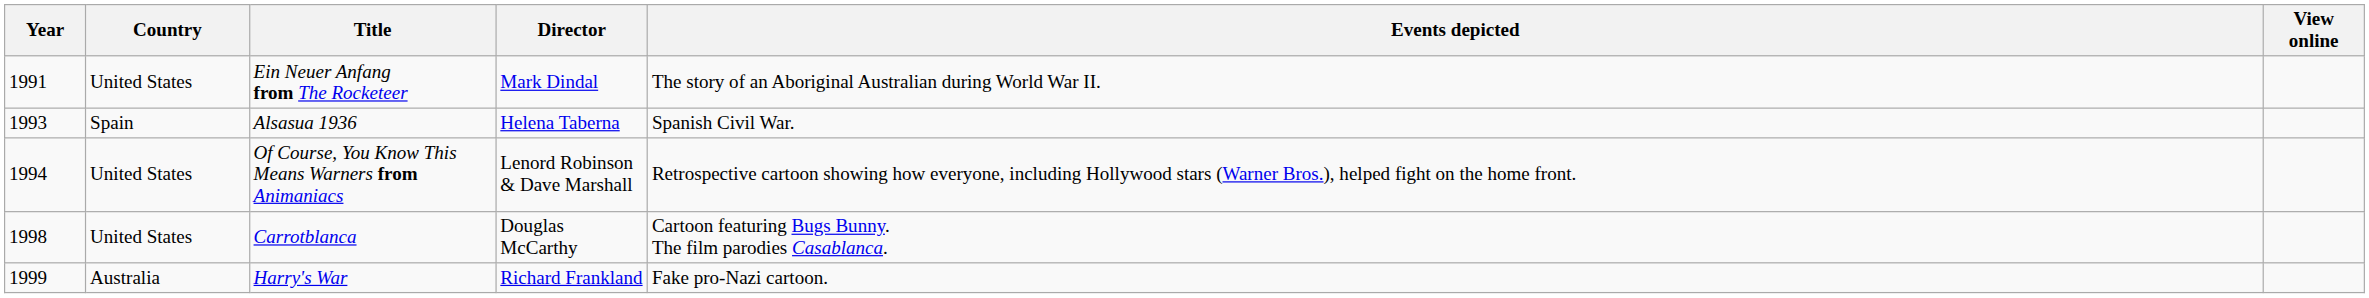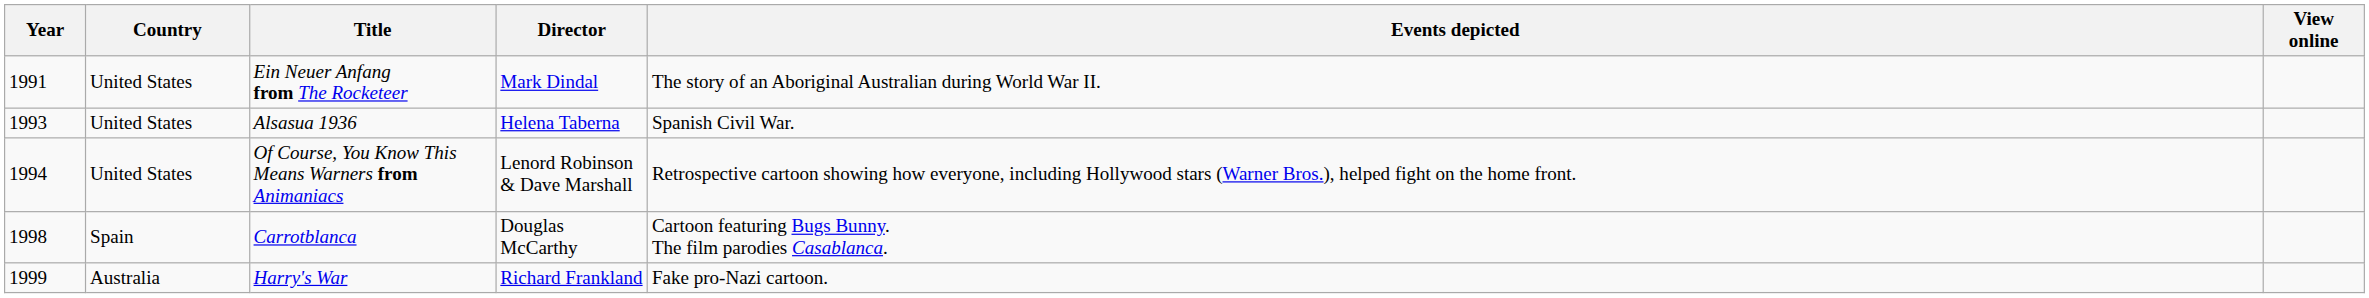(112, 122) Spain -> (141, 122) United States
(141, 236) United States -> (112, 236) Spain
